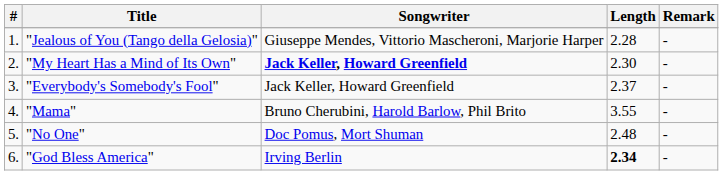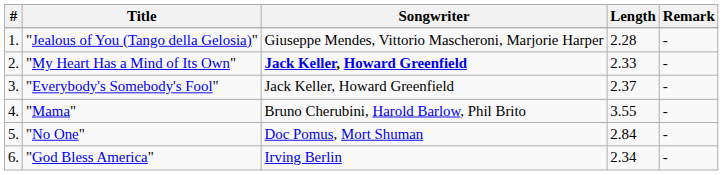(623, 63) 2.30 -> (623, 63) 2.33
(623, 134) 2.48 -> (623, 134) 2.84
(623, 157) bold -> (623, 157) normal
